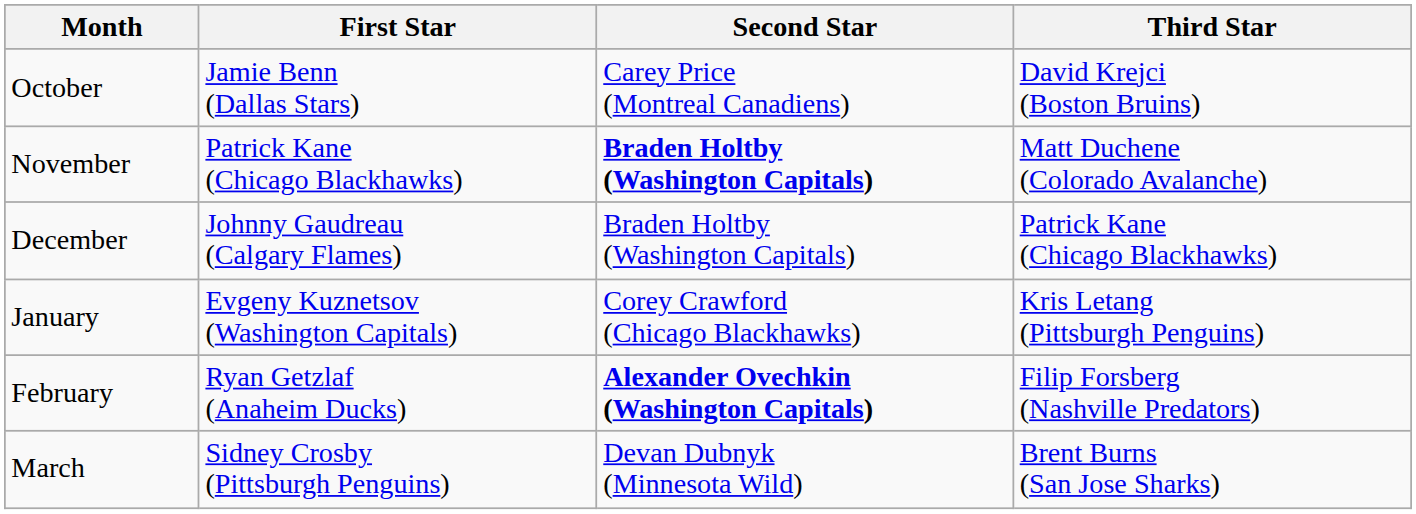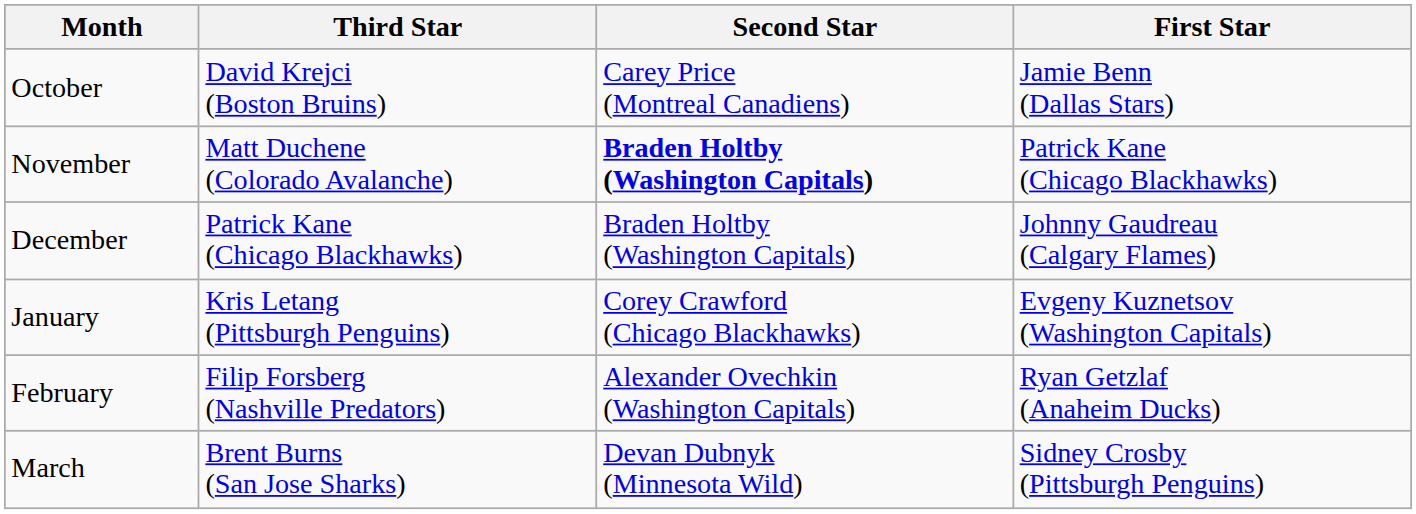columns swapped: (398, 26) <-> (1212, 26)
(738, 392) bold -> (729, 392) normal
